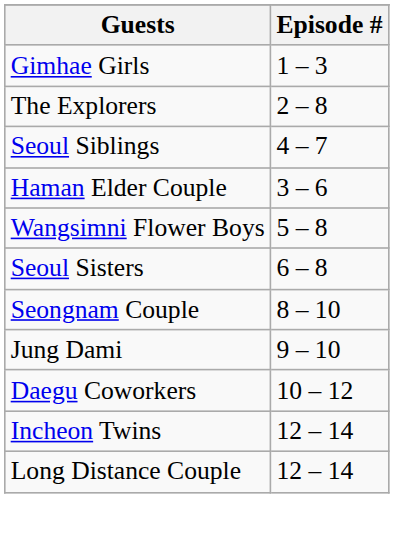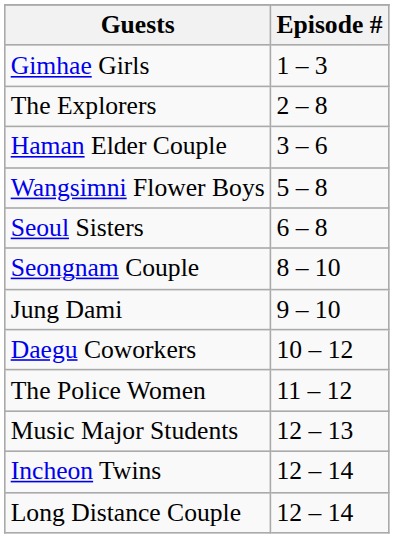- row: (85, 146)
+ row: (108, 390)
+ row: (124, 430)
